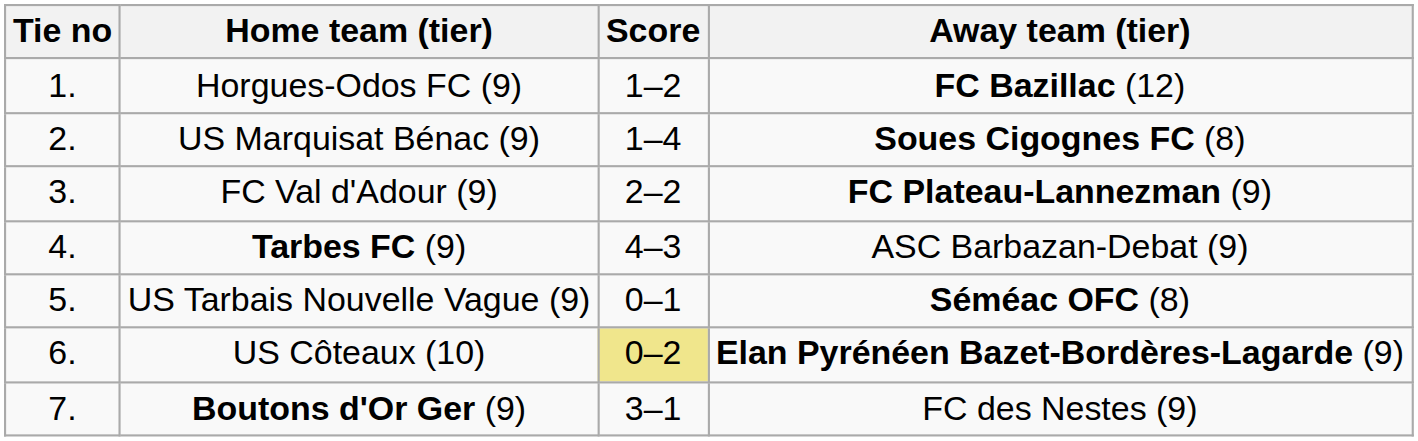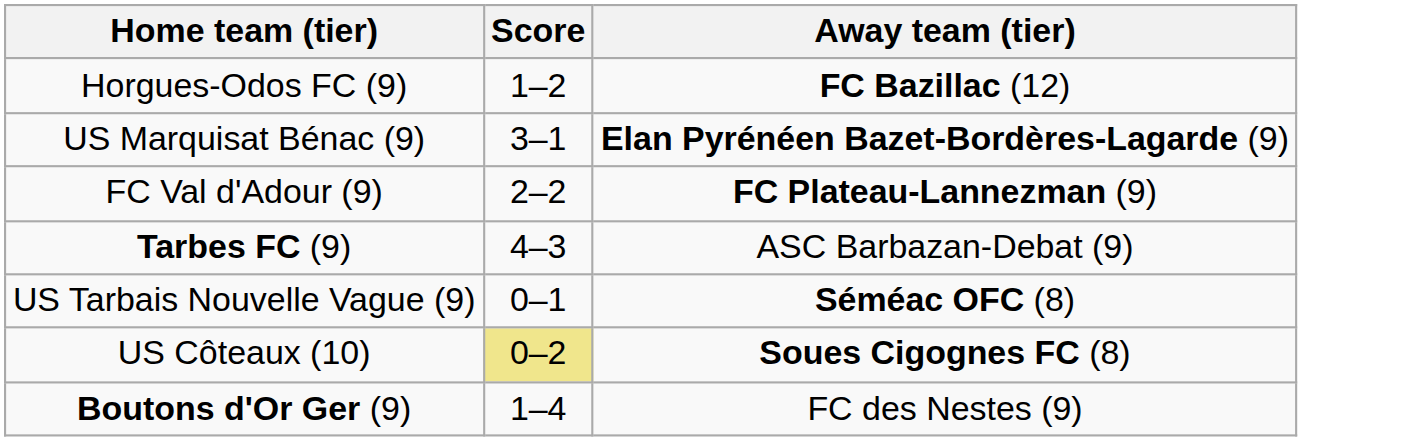- column: (63, 31)
(653, 138) 1–4 -> (538, 138) 3–1
(1060, 138) Soues Cigognes FC (8) -> (945, 138) Elan Pyrénéen Bazet-Bordères-Lagarde (9)
(1060, 354) Elan Pyrénéen Bazet-Bordères-Lagarde (9) -> (945, 354) Soues Cigognes FC (8)
(653, 407) 3–1 -> (538, 407) 1–4
